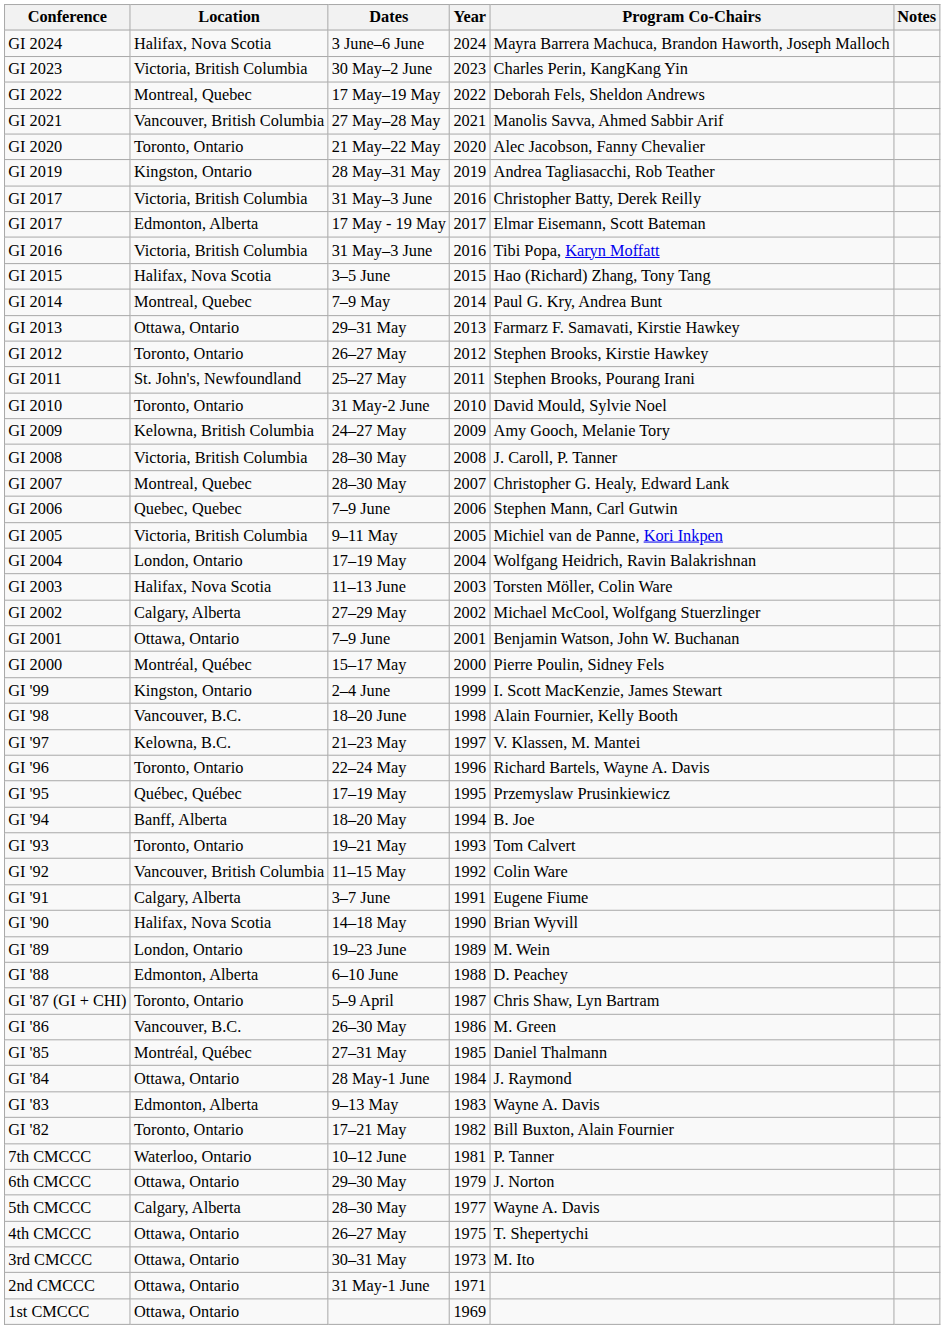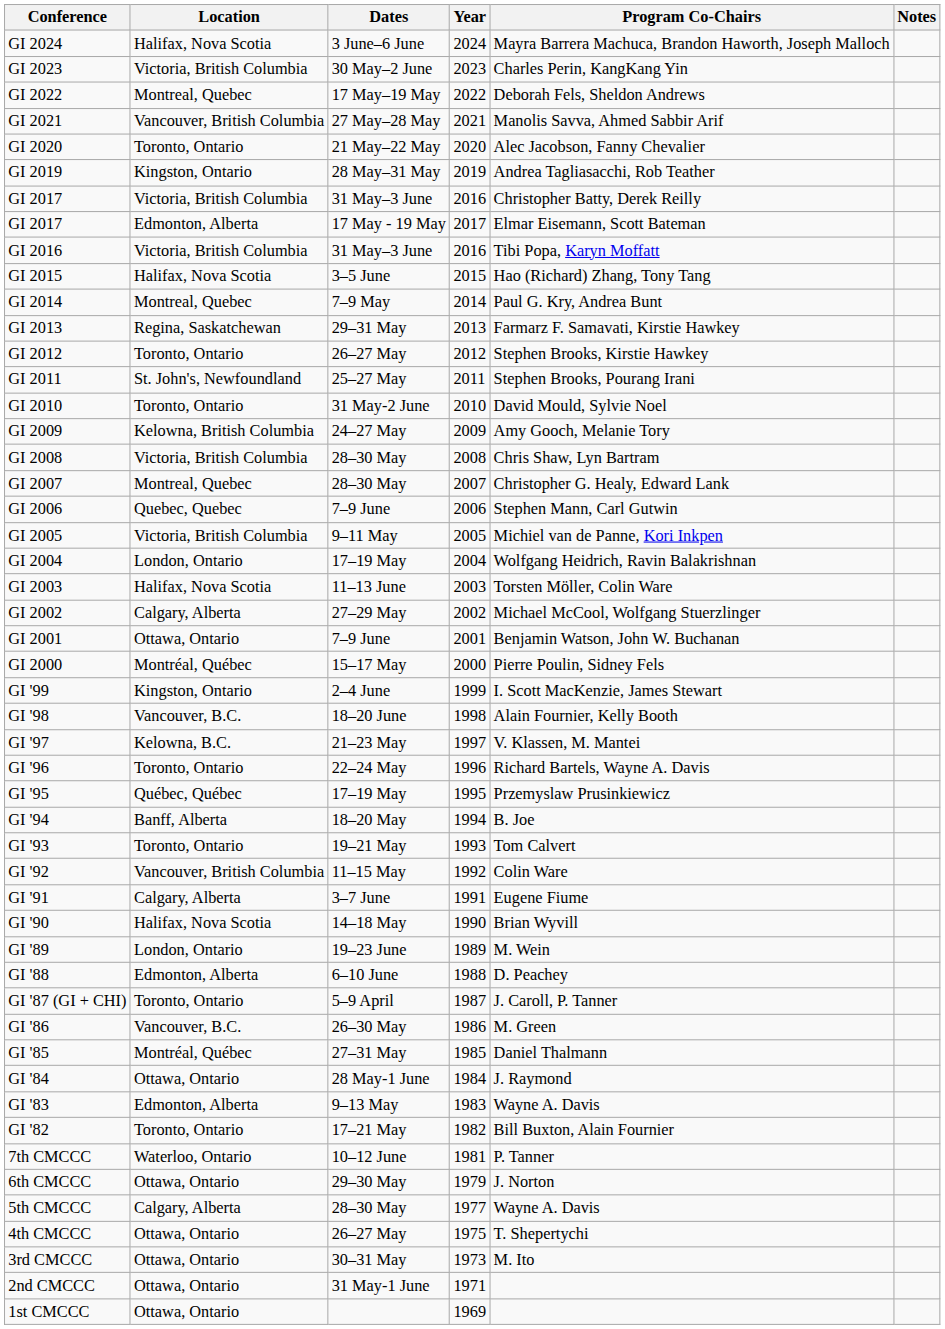(187, 328) Ottawa, Ontario -> (207, 328) Regina, Saskatchewan
(555, 457) J. Caroll, P. Tanner -> (576, 457) Chris Shaw, Lyn Bartram
(576, 1000) Chris Shaw, Lyn Bartram -> (555, 1000) J. Caroll, P. Tanner
